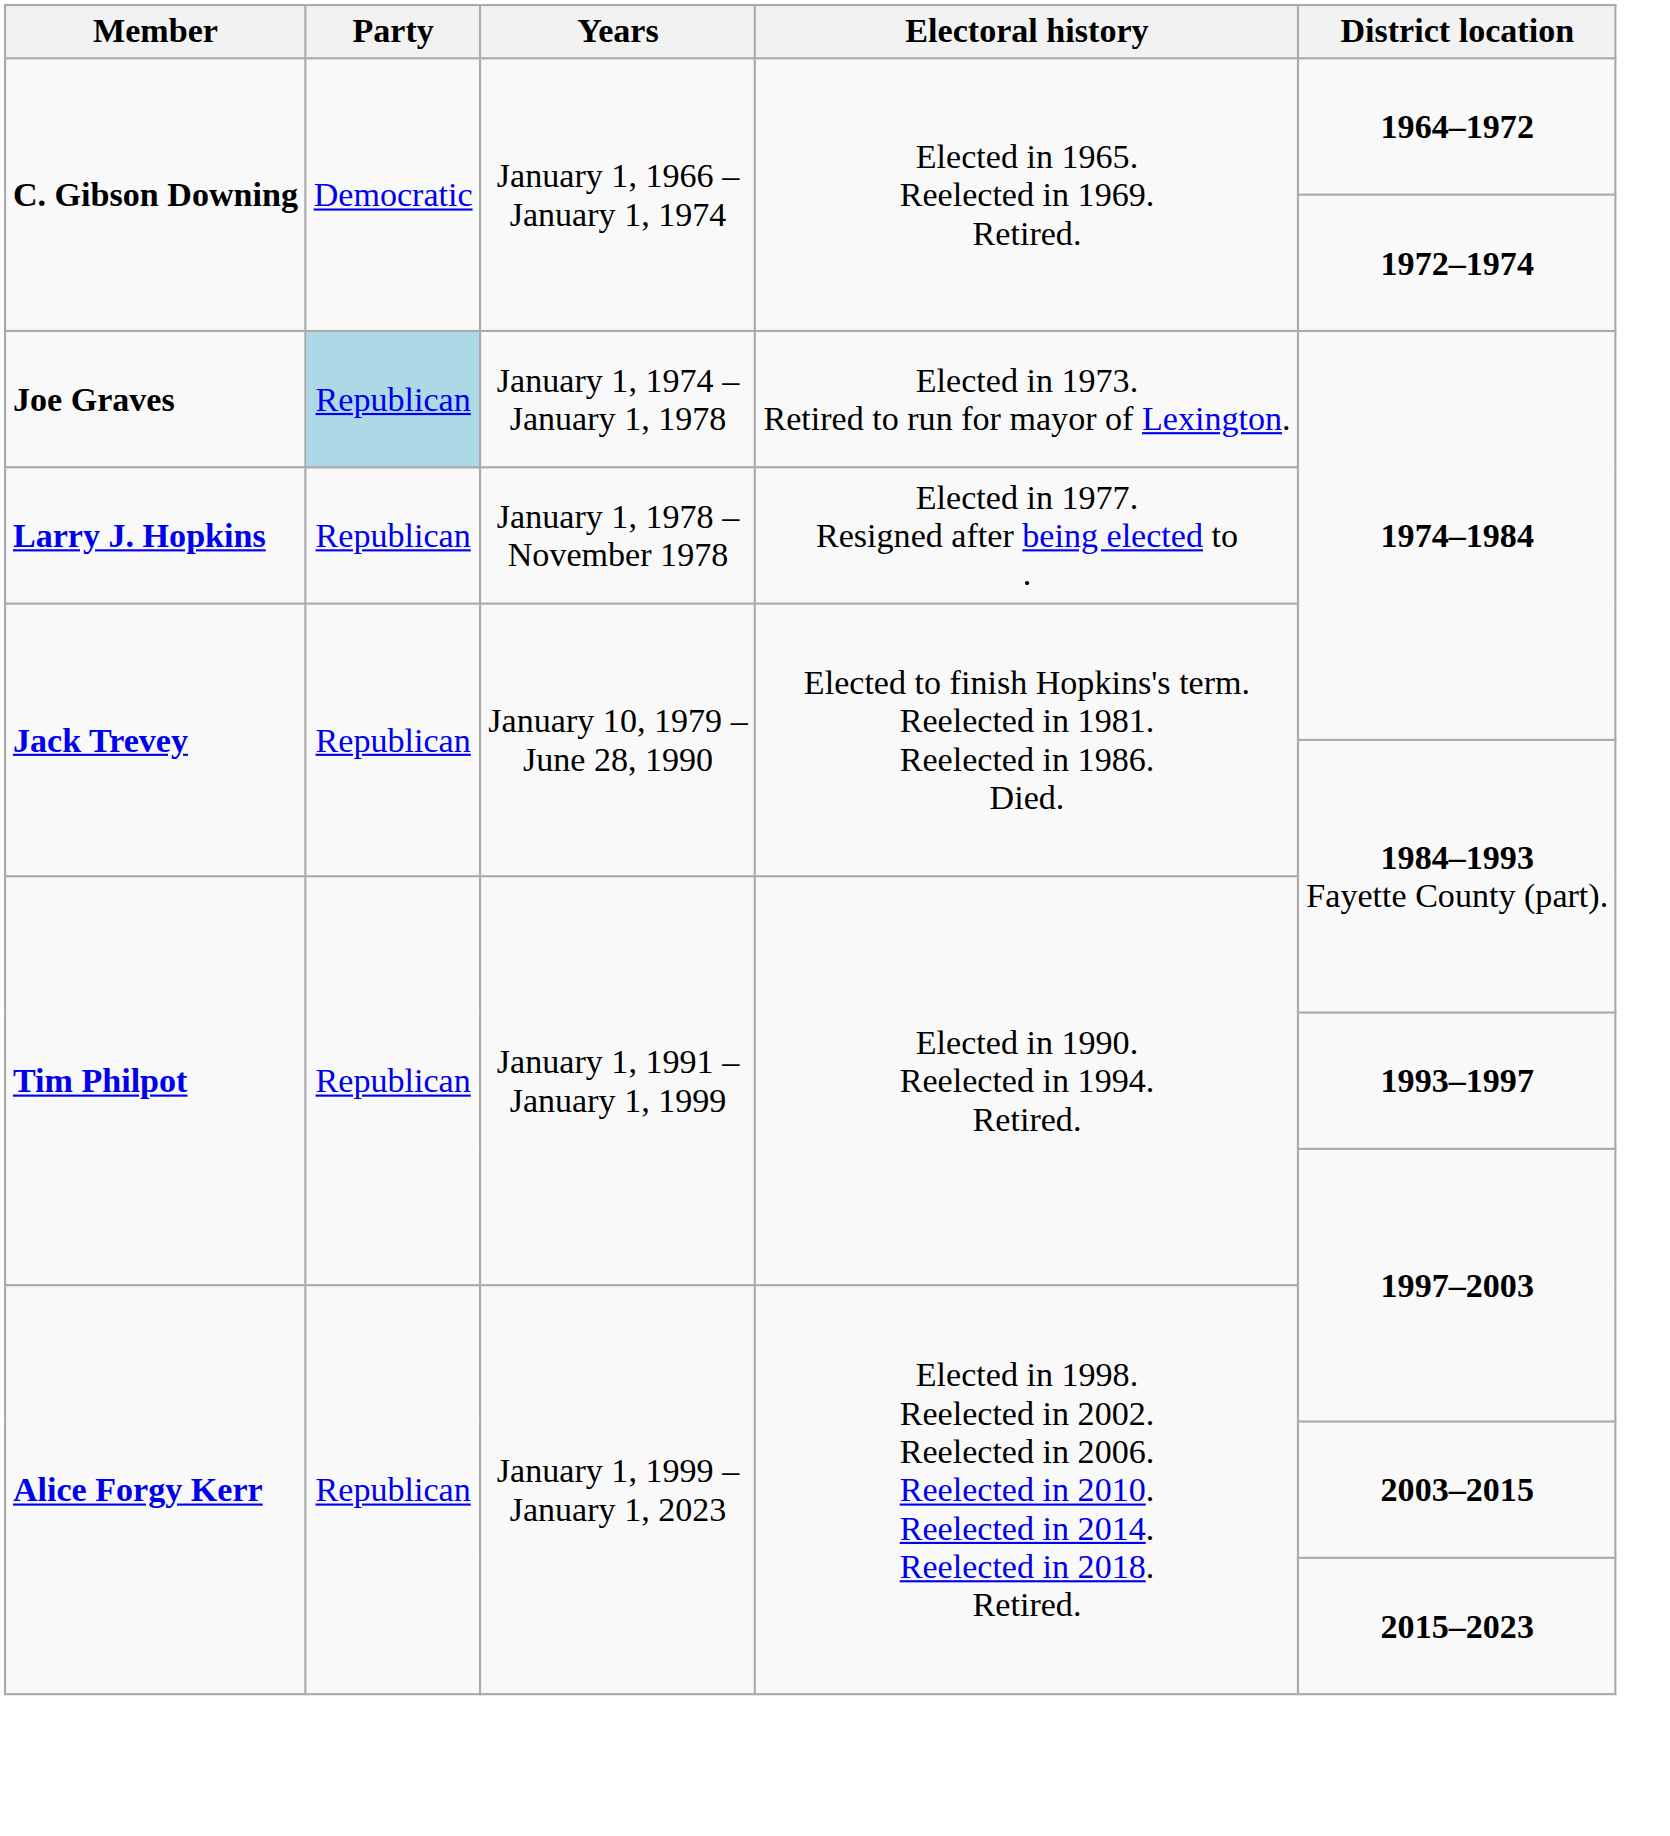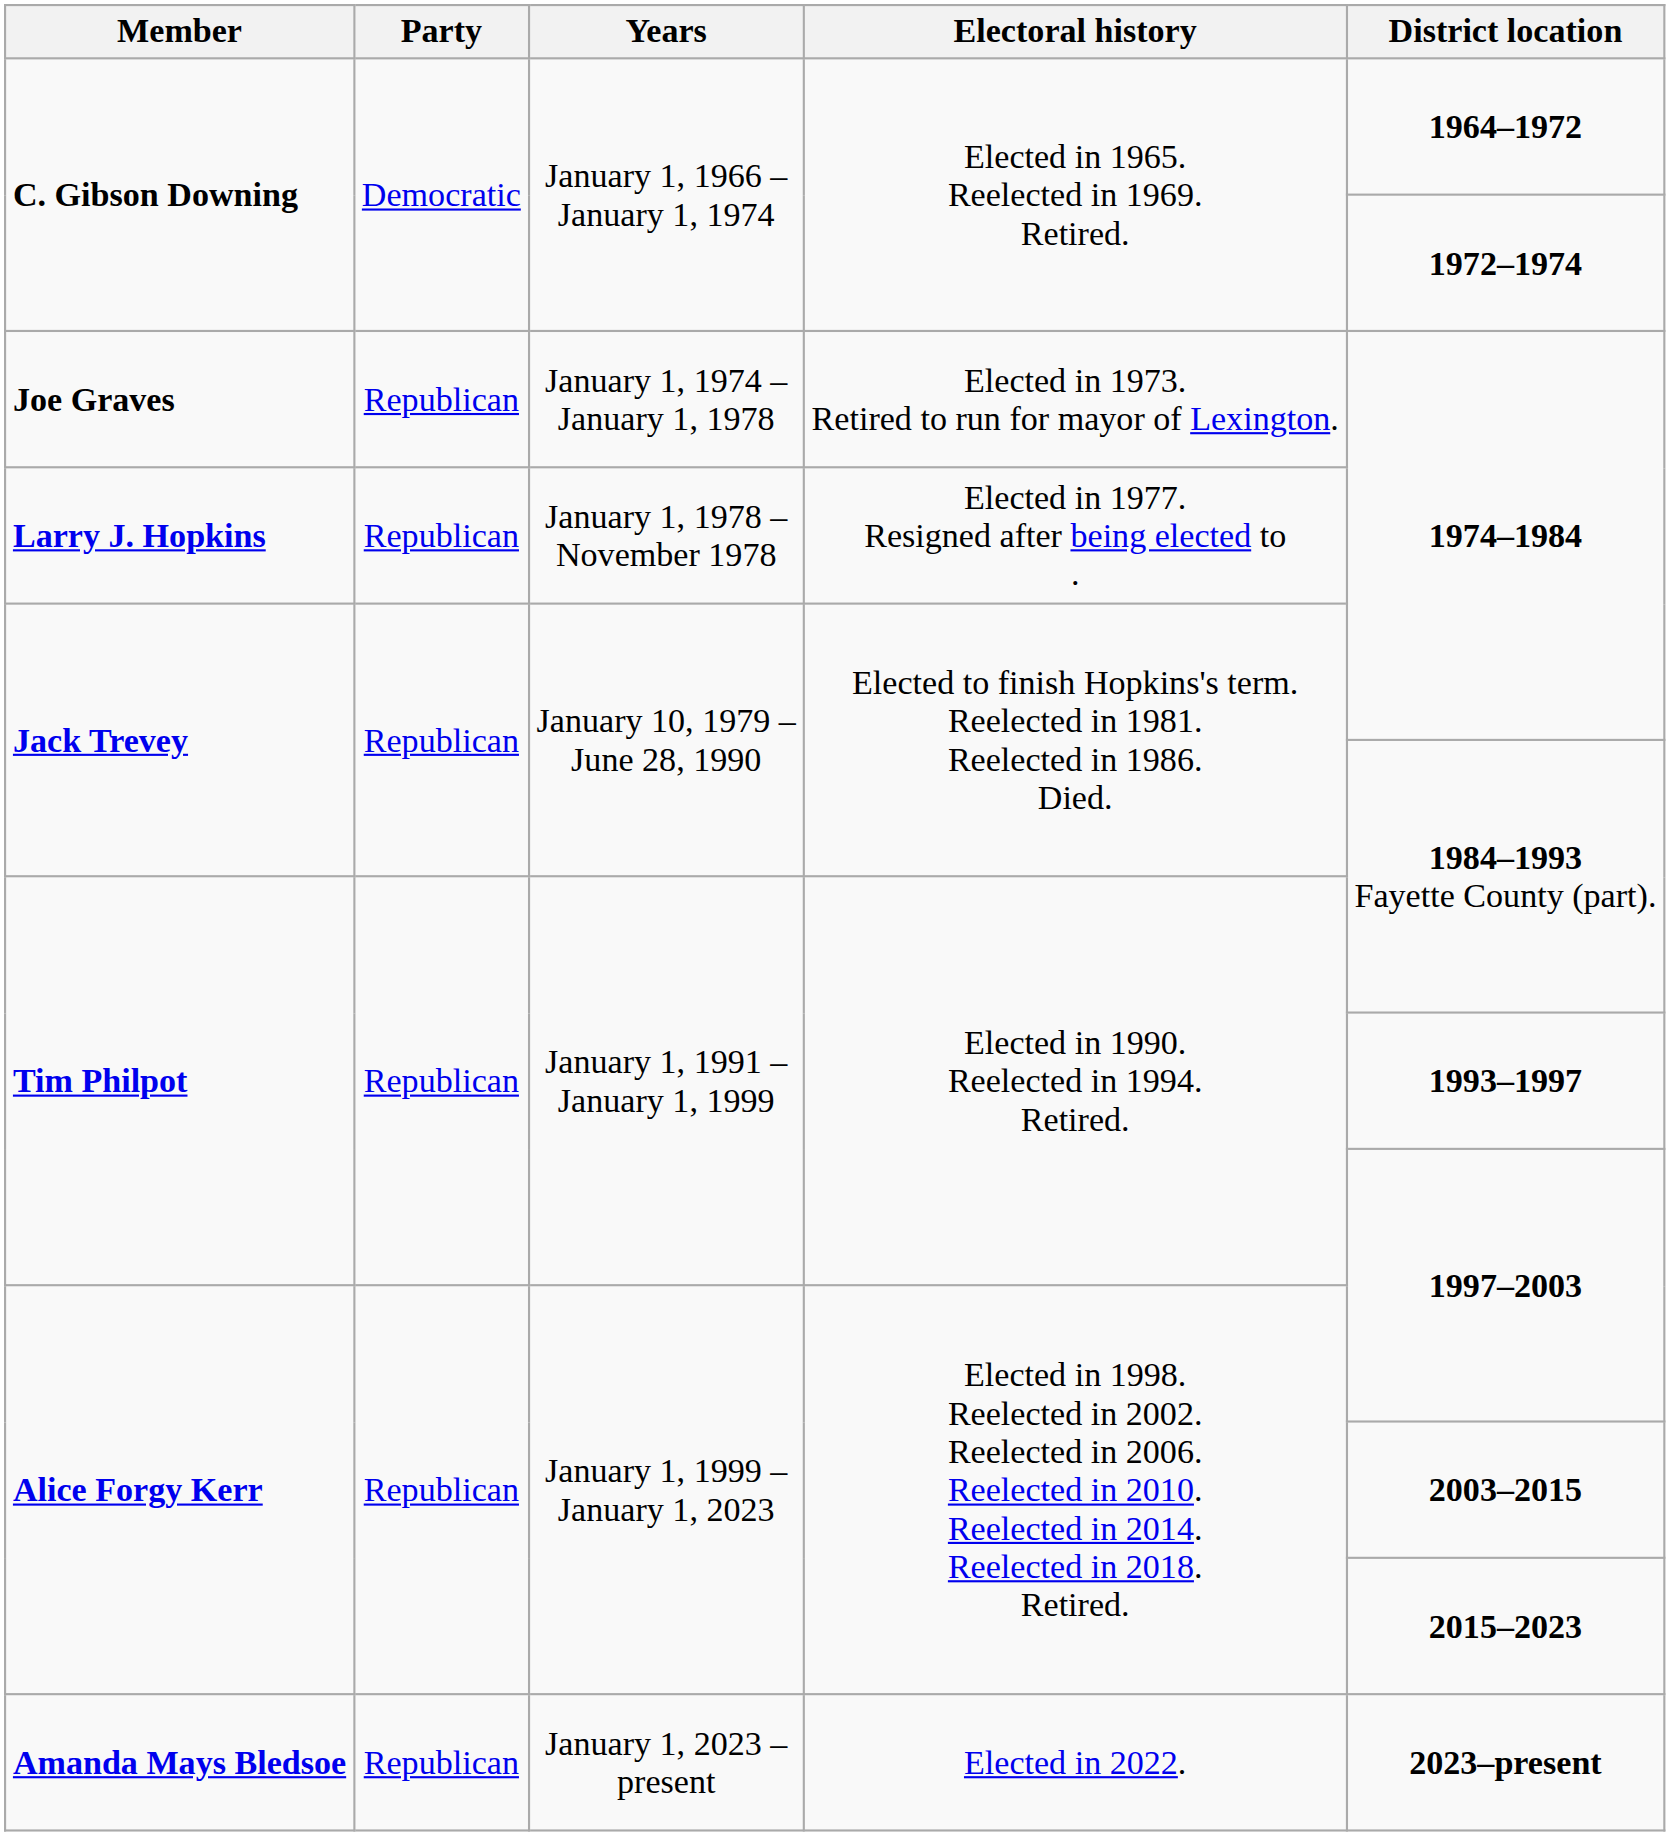(393, 399) lightblue background -> (441, 399) no background
+ row: (180, 1762)
